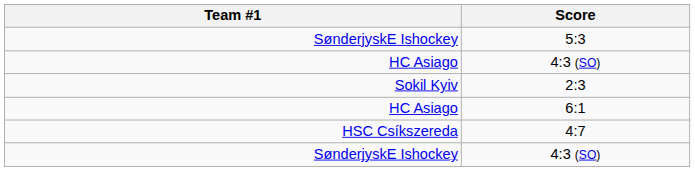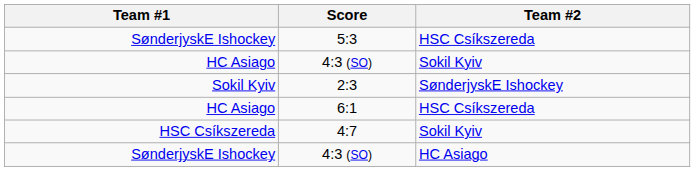+ column: (553, 16)
